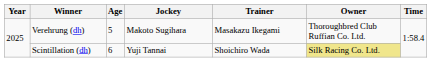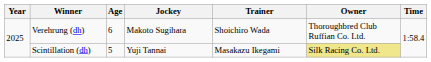(110, 31) 5 -> (110, 31) 6
(247, 31) Masakazu Ikegami -> (242, 31) Shoichiro Wada
(110, 50) 6 -> (110, 50) 5
(242, 50) Shoichiro Wada -> (247, 50) Masakazu Ikegami
